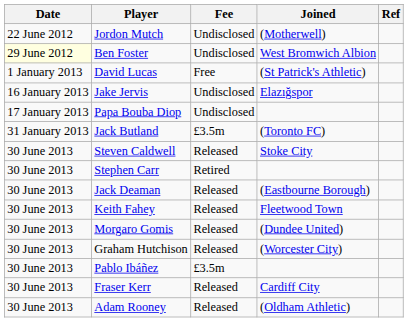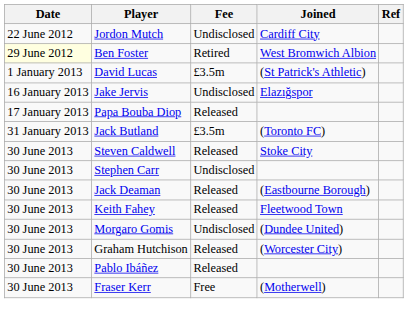(293, 33) (Motherwell) -> (290, 33) Cardiff City
(224, 53) Undisclosed -> (212, 53) Retired
(204, 72) Free -> (209, 72) £3.5m
(224, 111) Undisclosed -> (216, 111) Released
(212, 170) Retired -> (224, 170) Undisclosed
(216, 229) Released -> (224, 229) Undisclosed
(209, 268) £3.5m -> (216, 268) Released
(216, 287) Released -> (204, 287) Free
(290, 287) Cardiff City -> (293, 287) (Motherwell)
- row: (130, 307)
